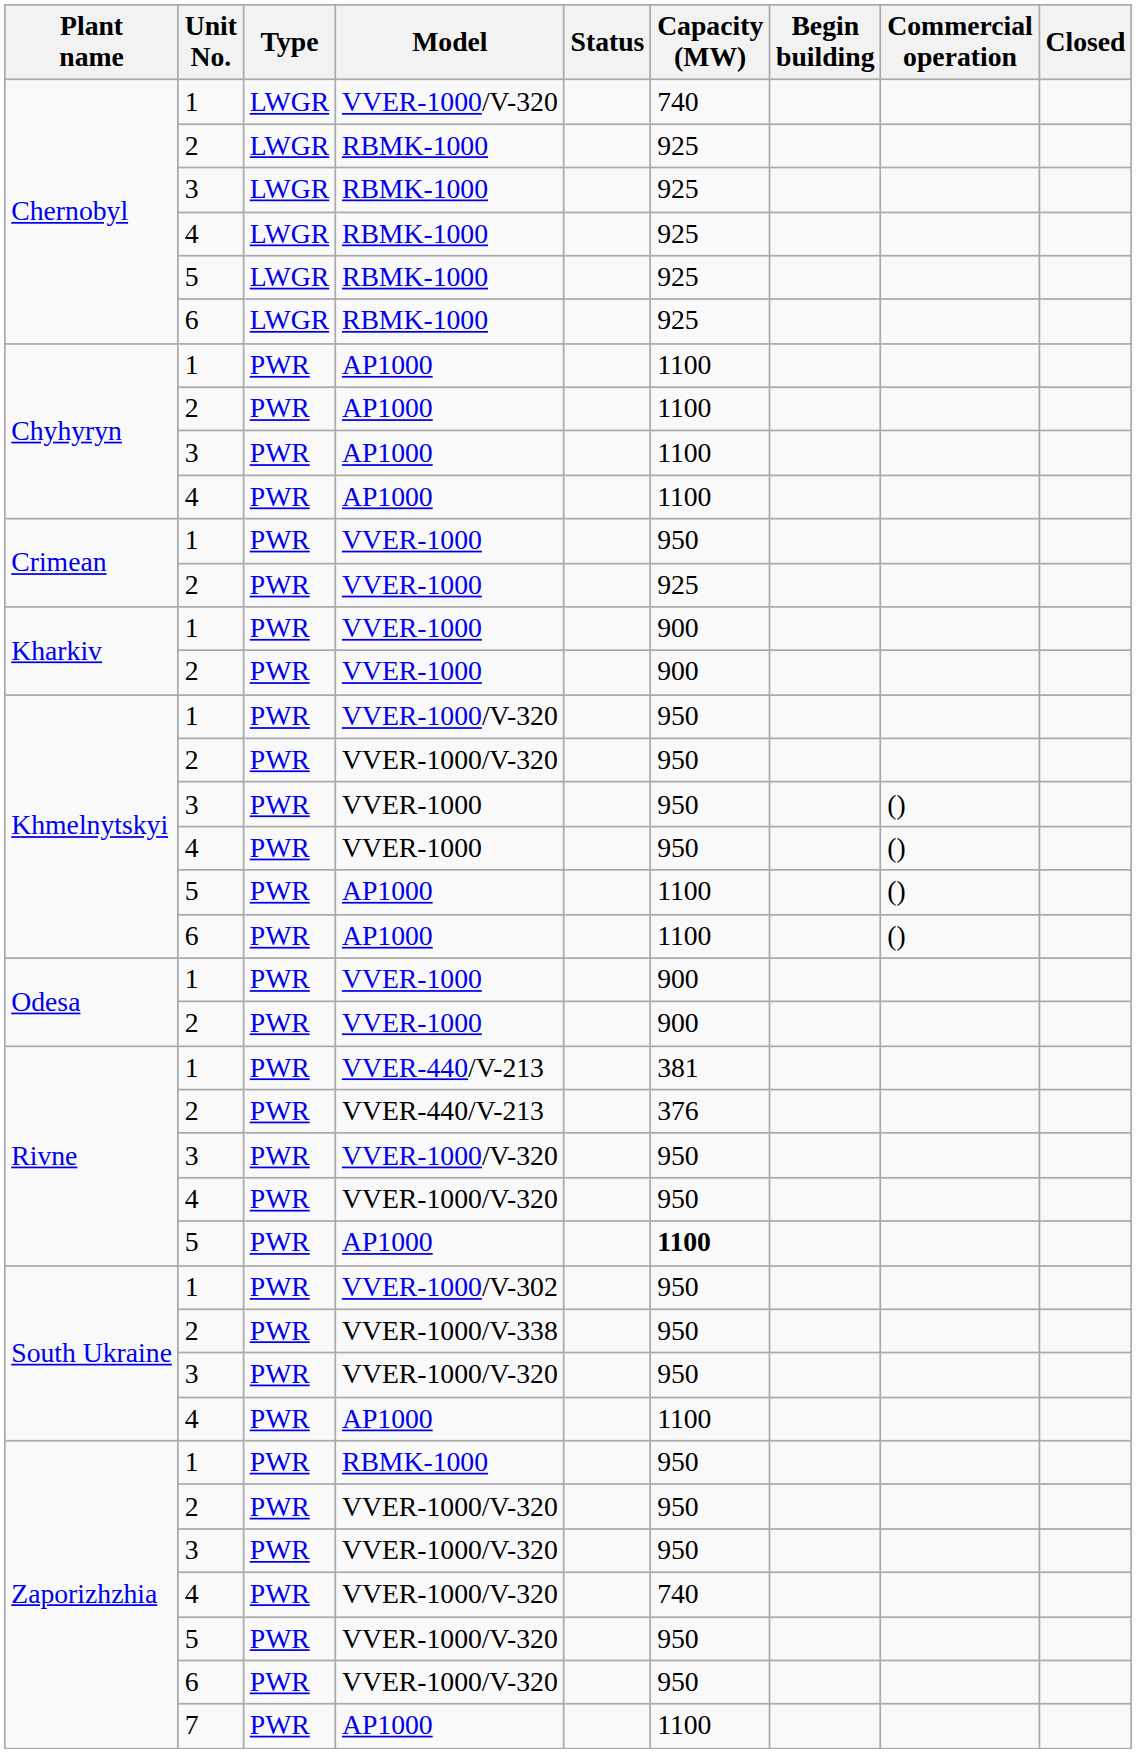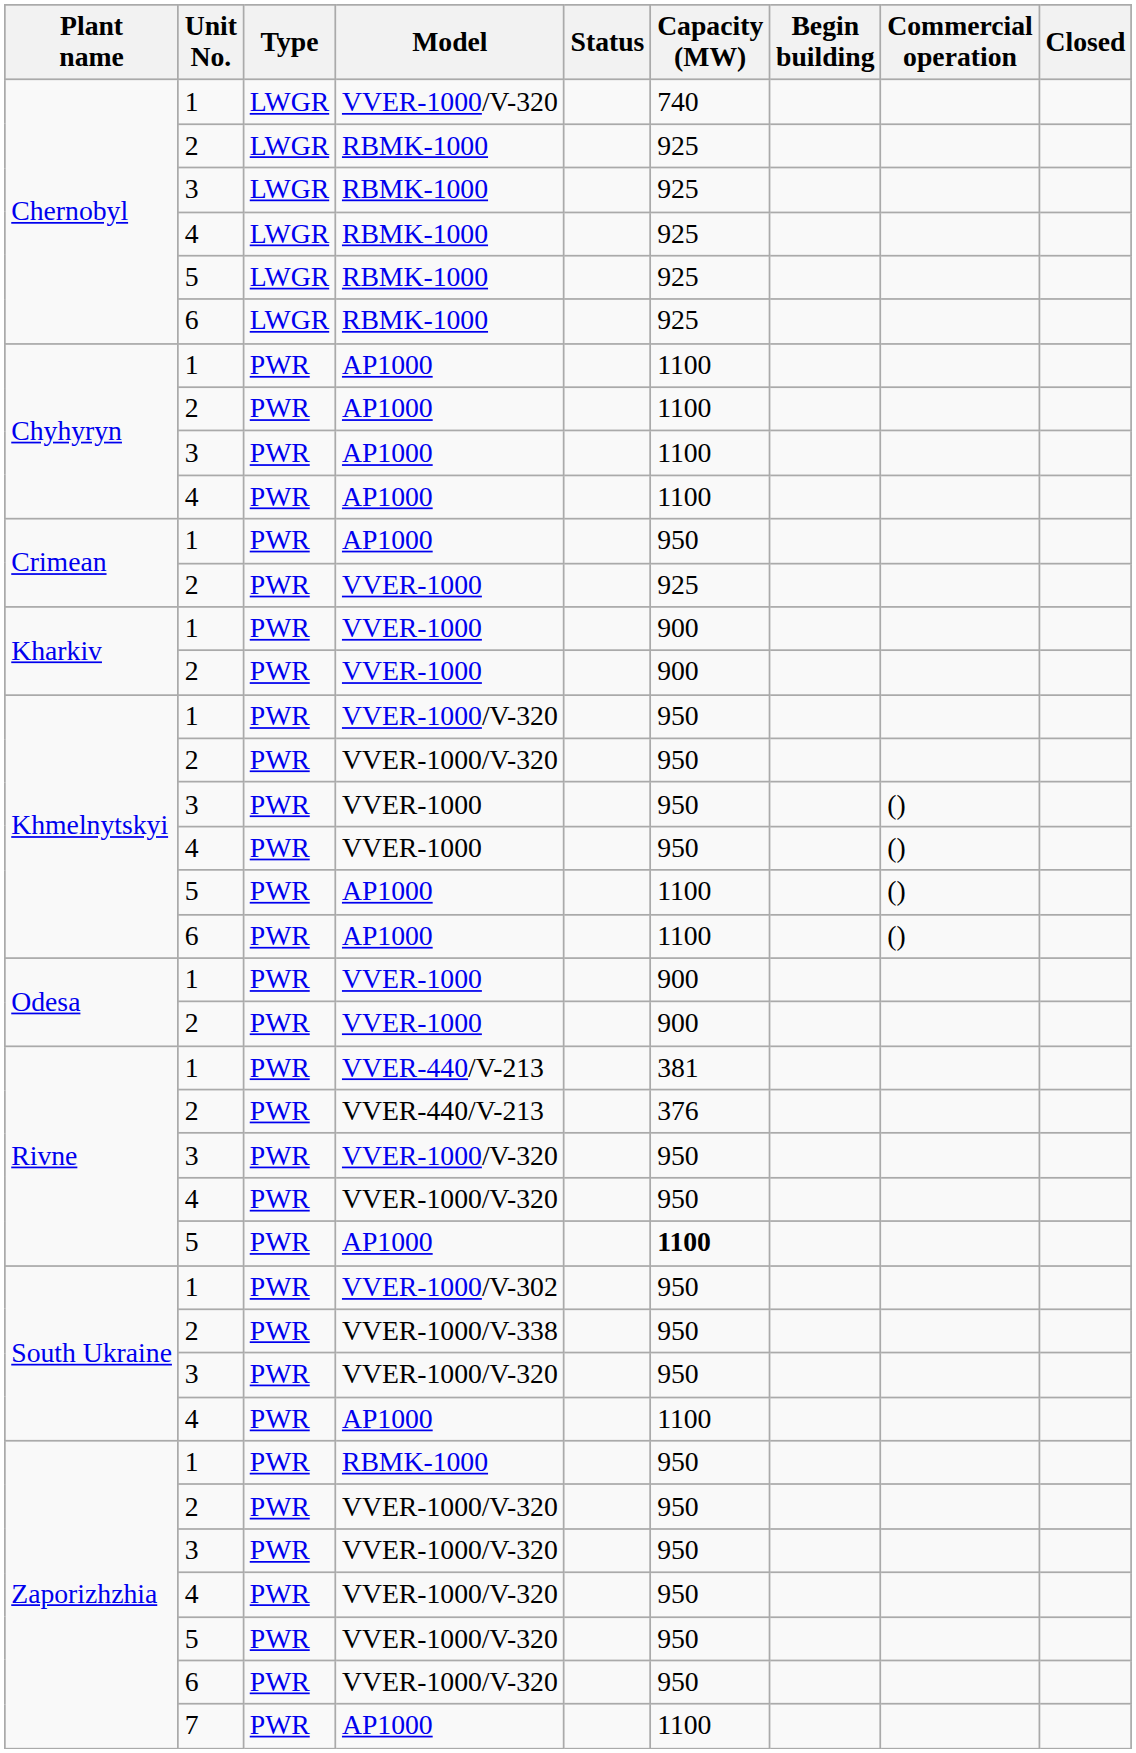(412, 540) VVER-1000 -> (387, 540) AP1000
(678, 1594) 740 -> (678, 1594) 950
